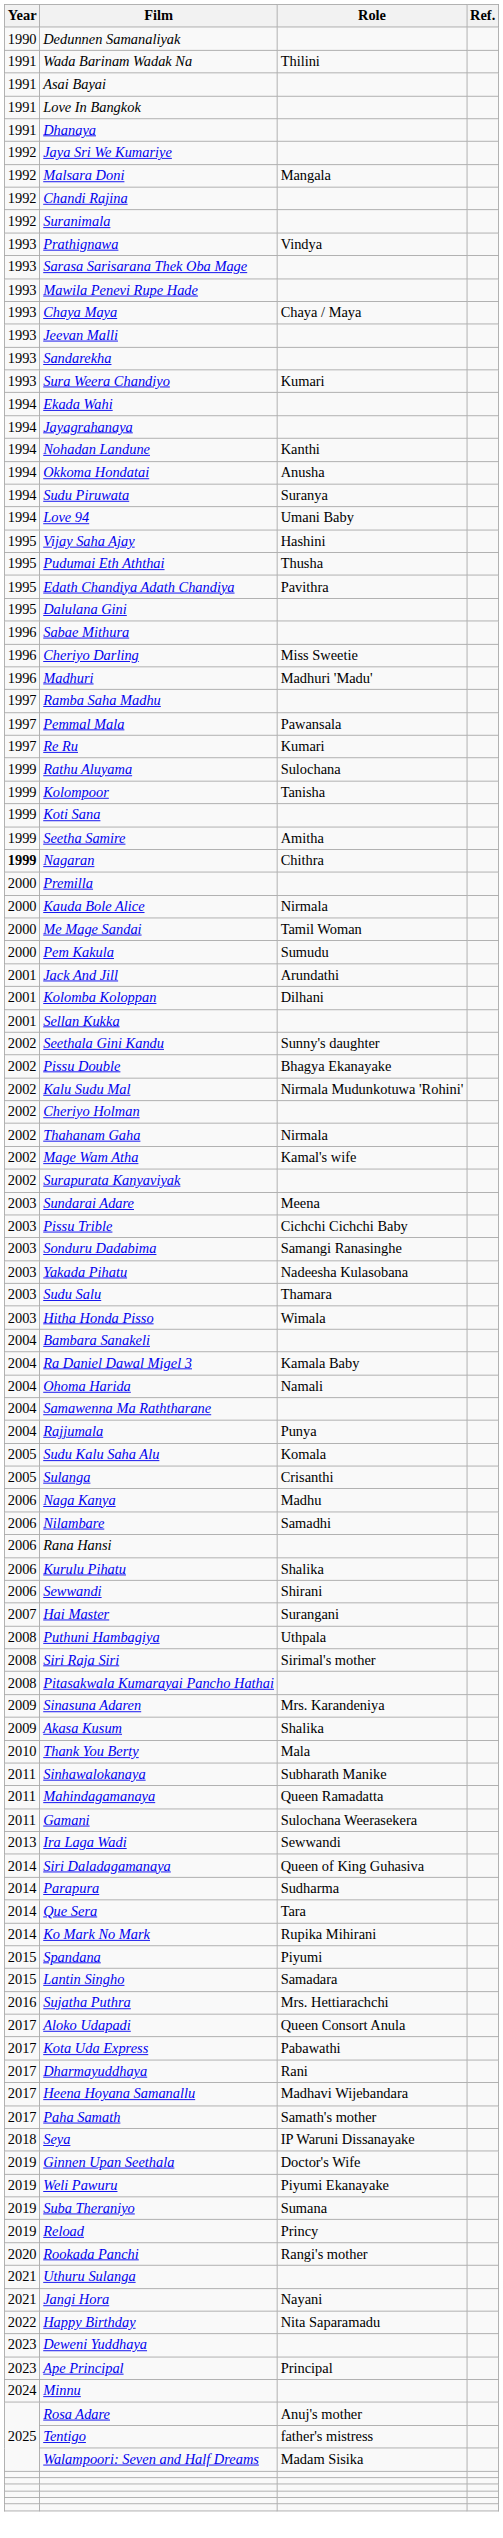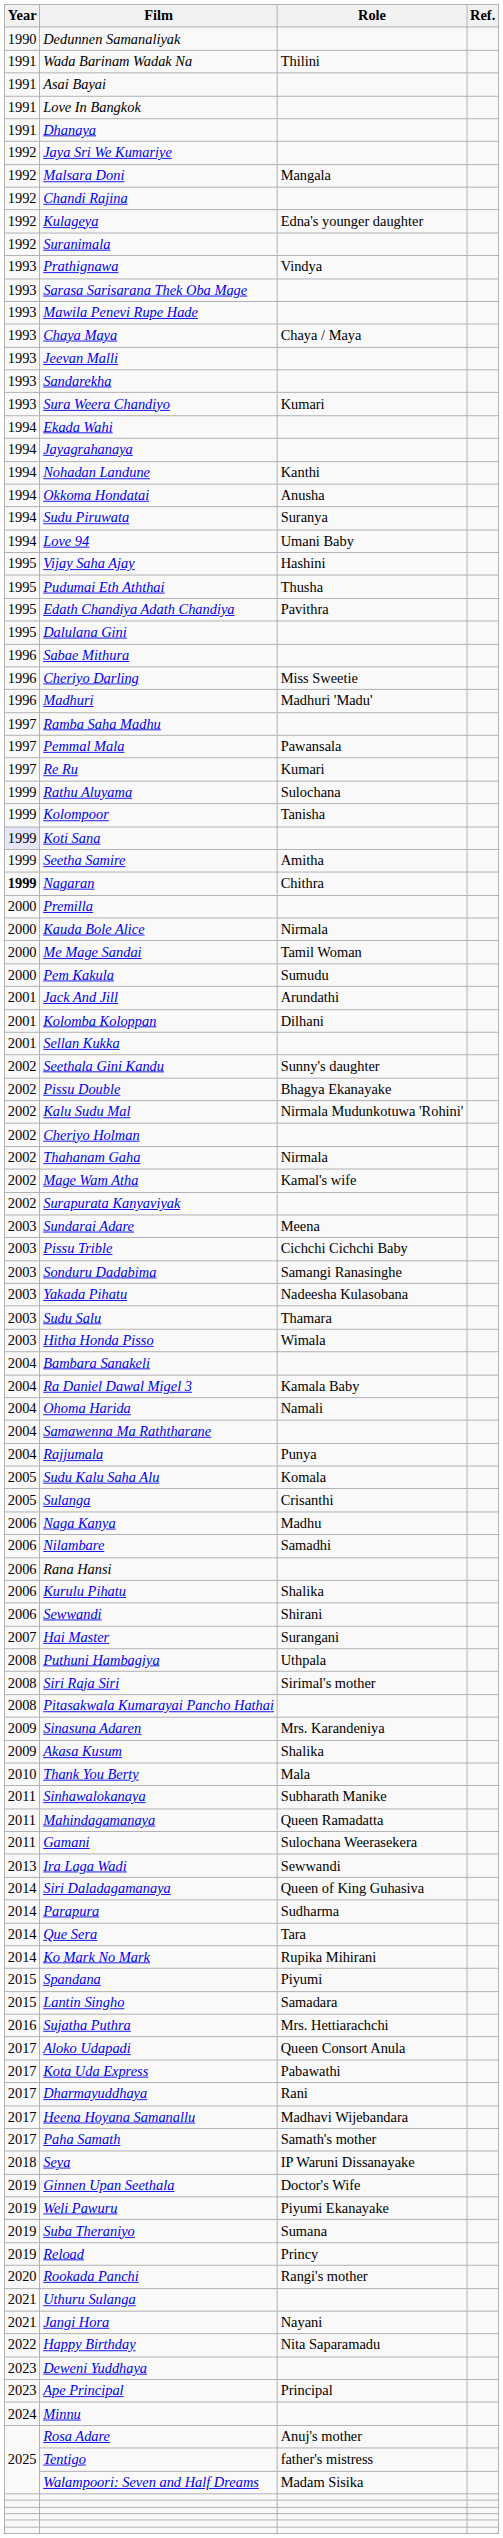+ row: (71, 221)
(22, 815) no background -> (22, 838) lavender background
